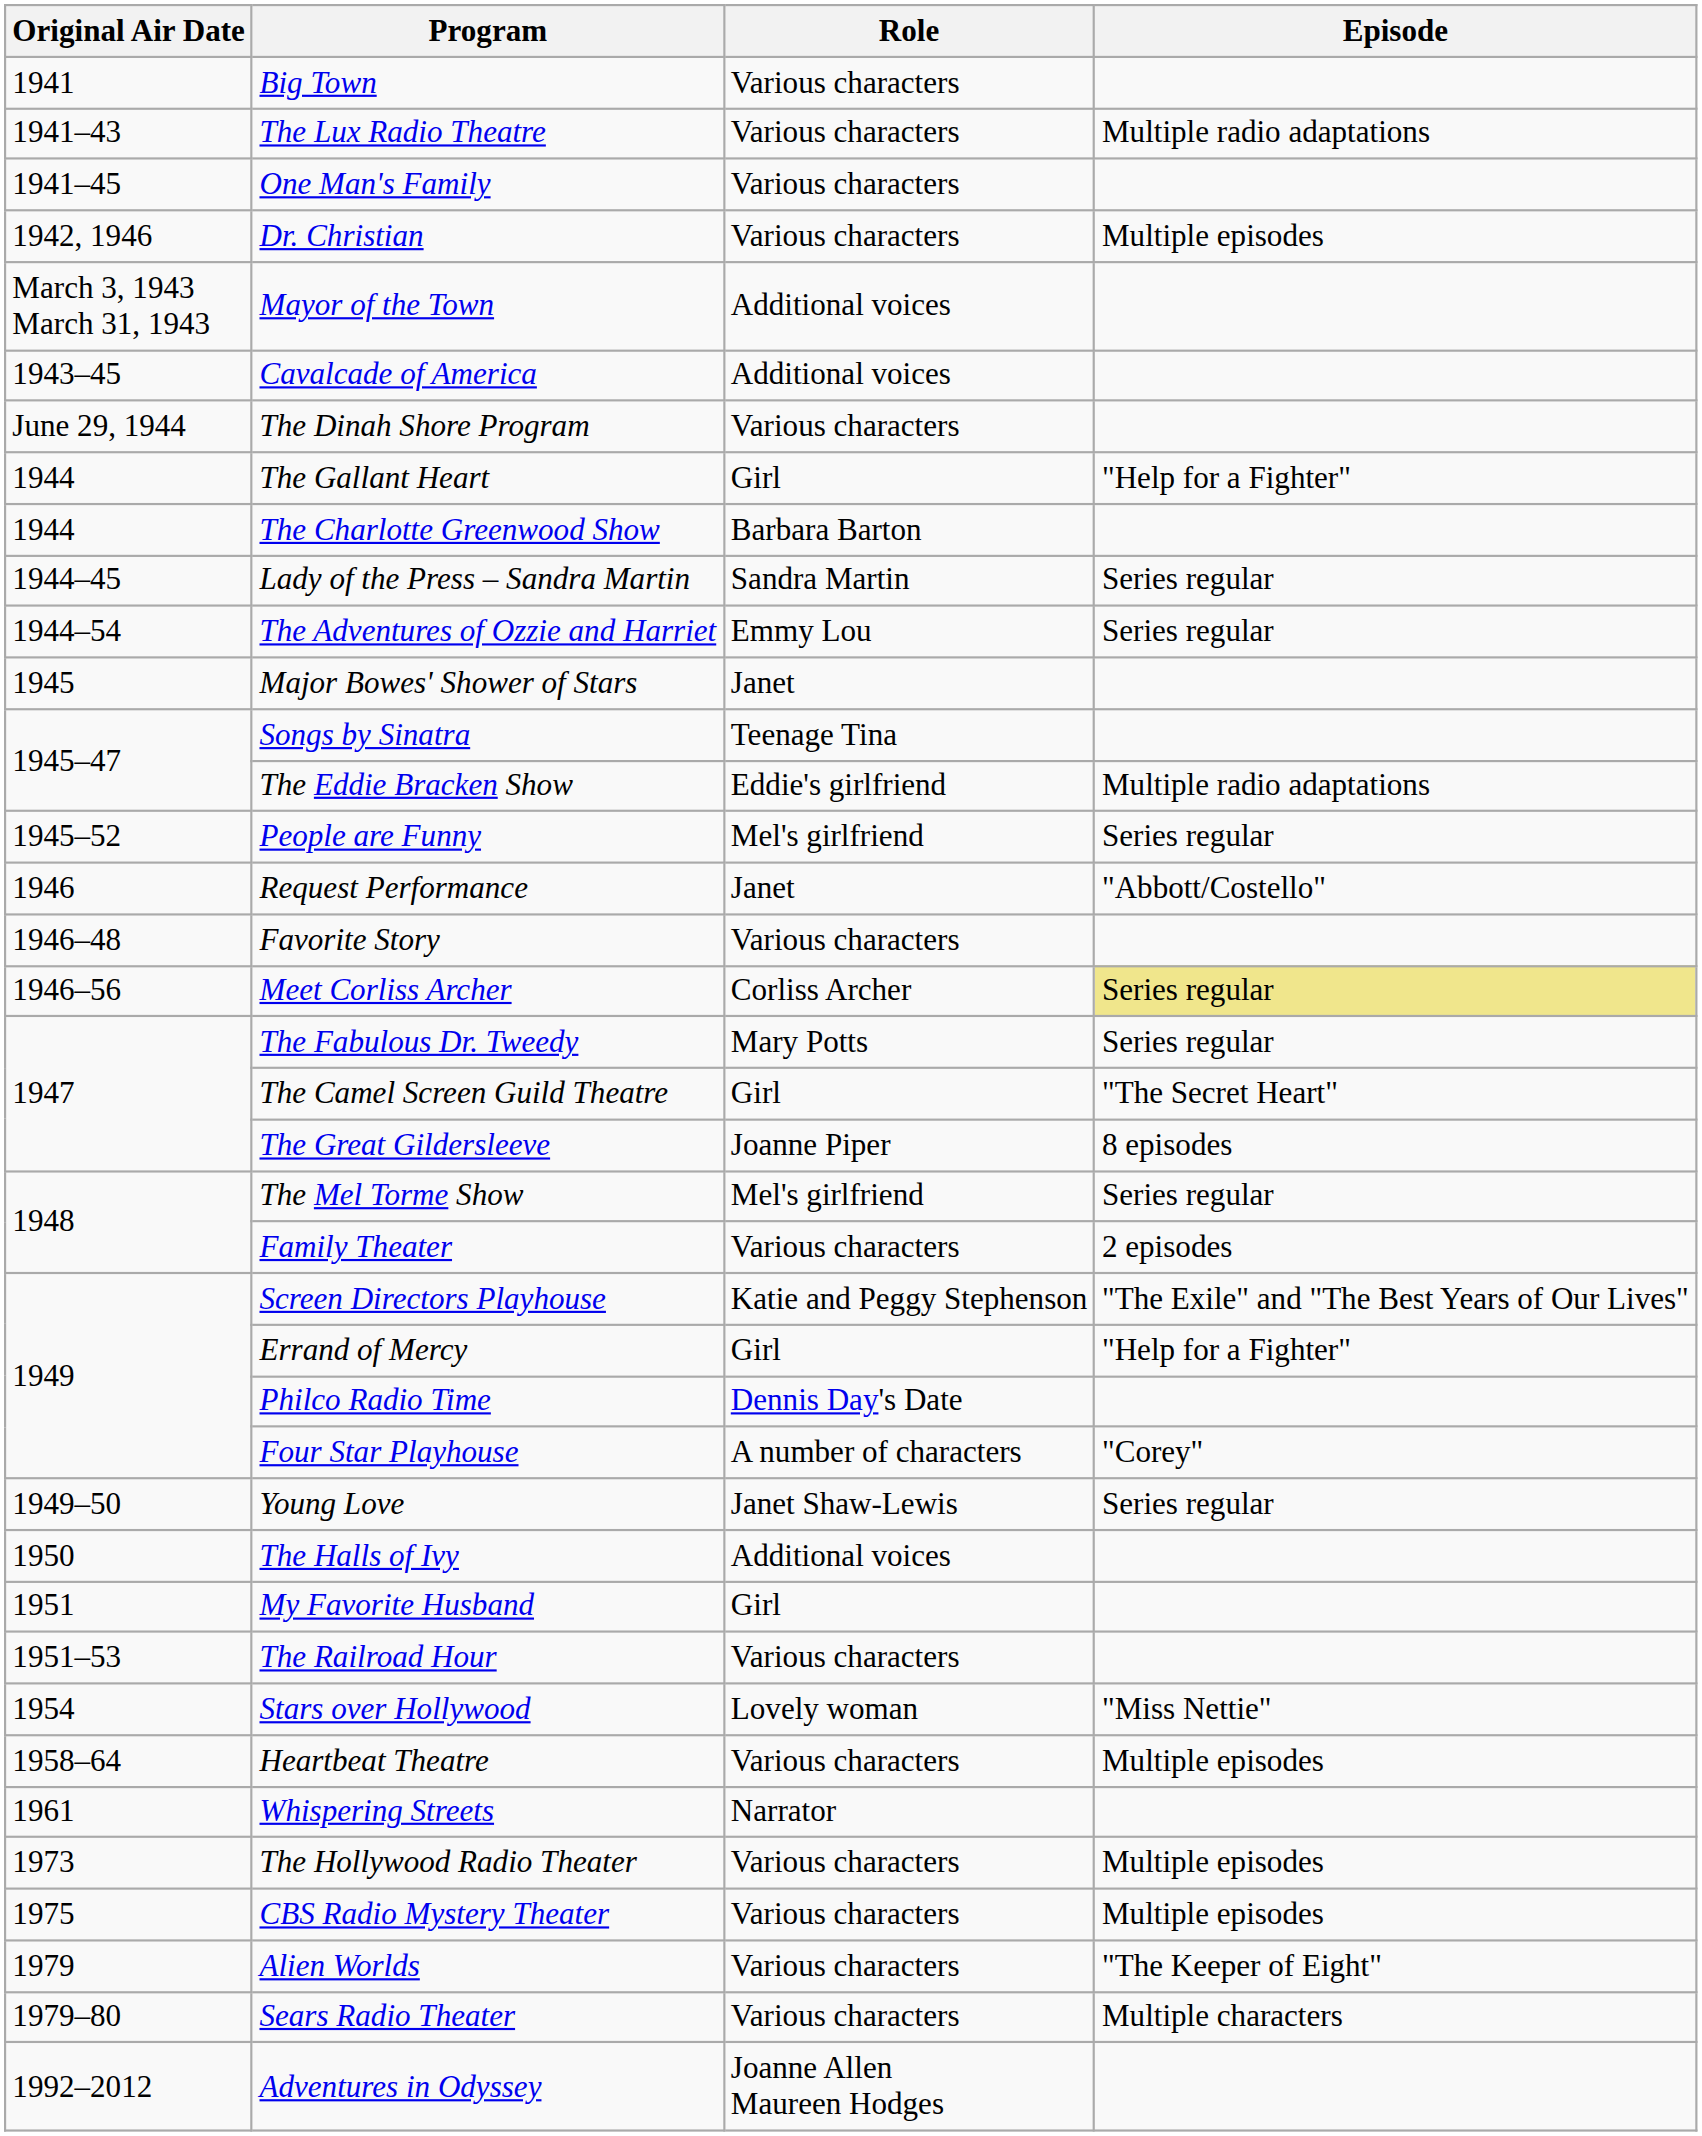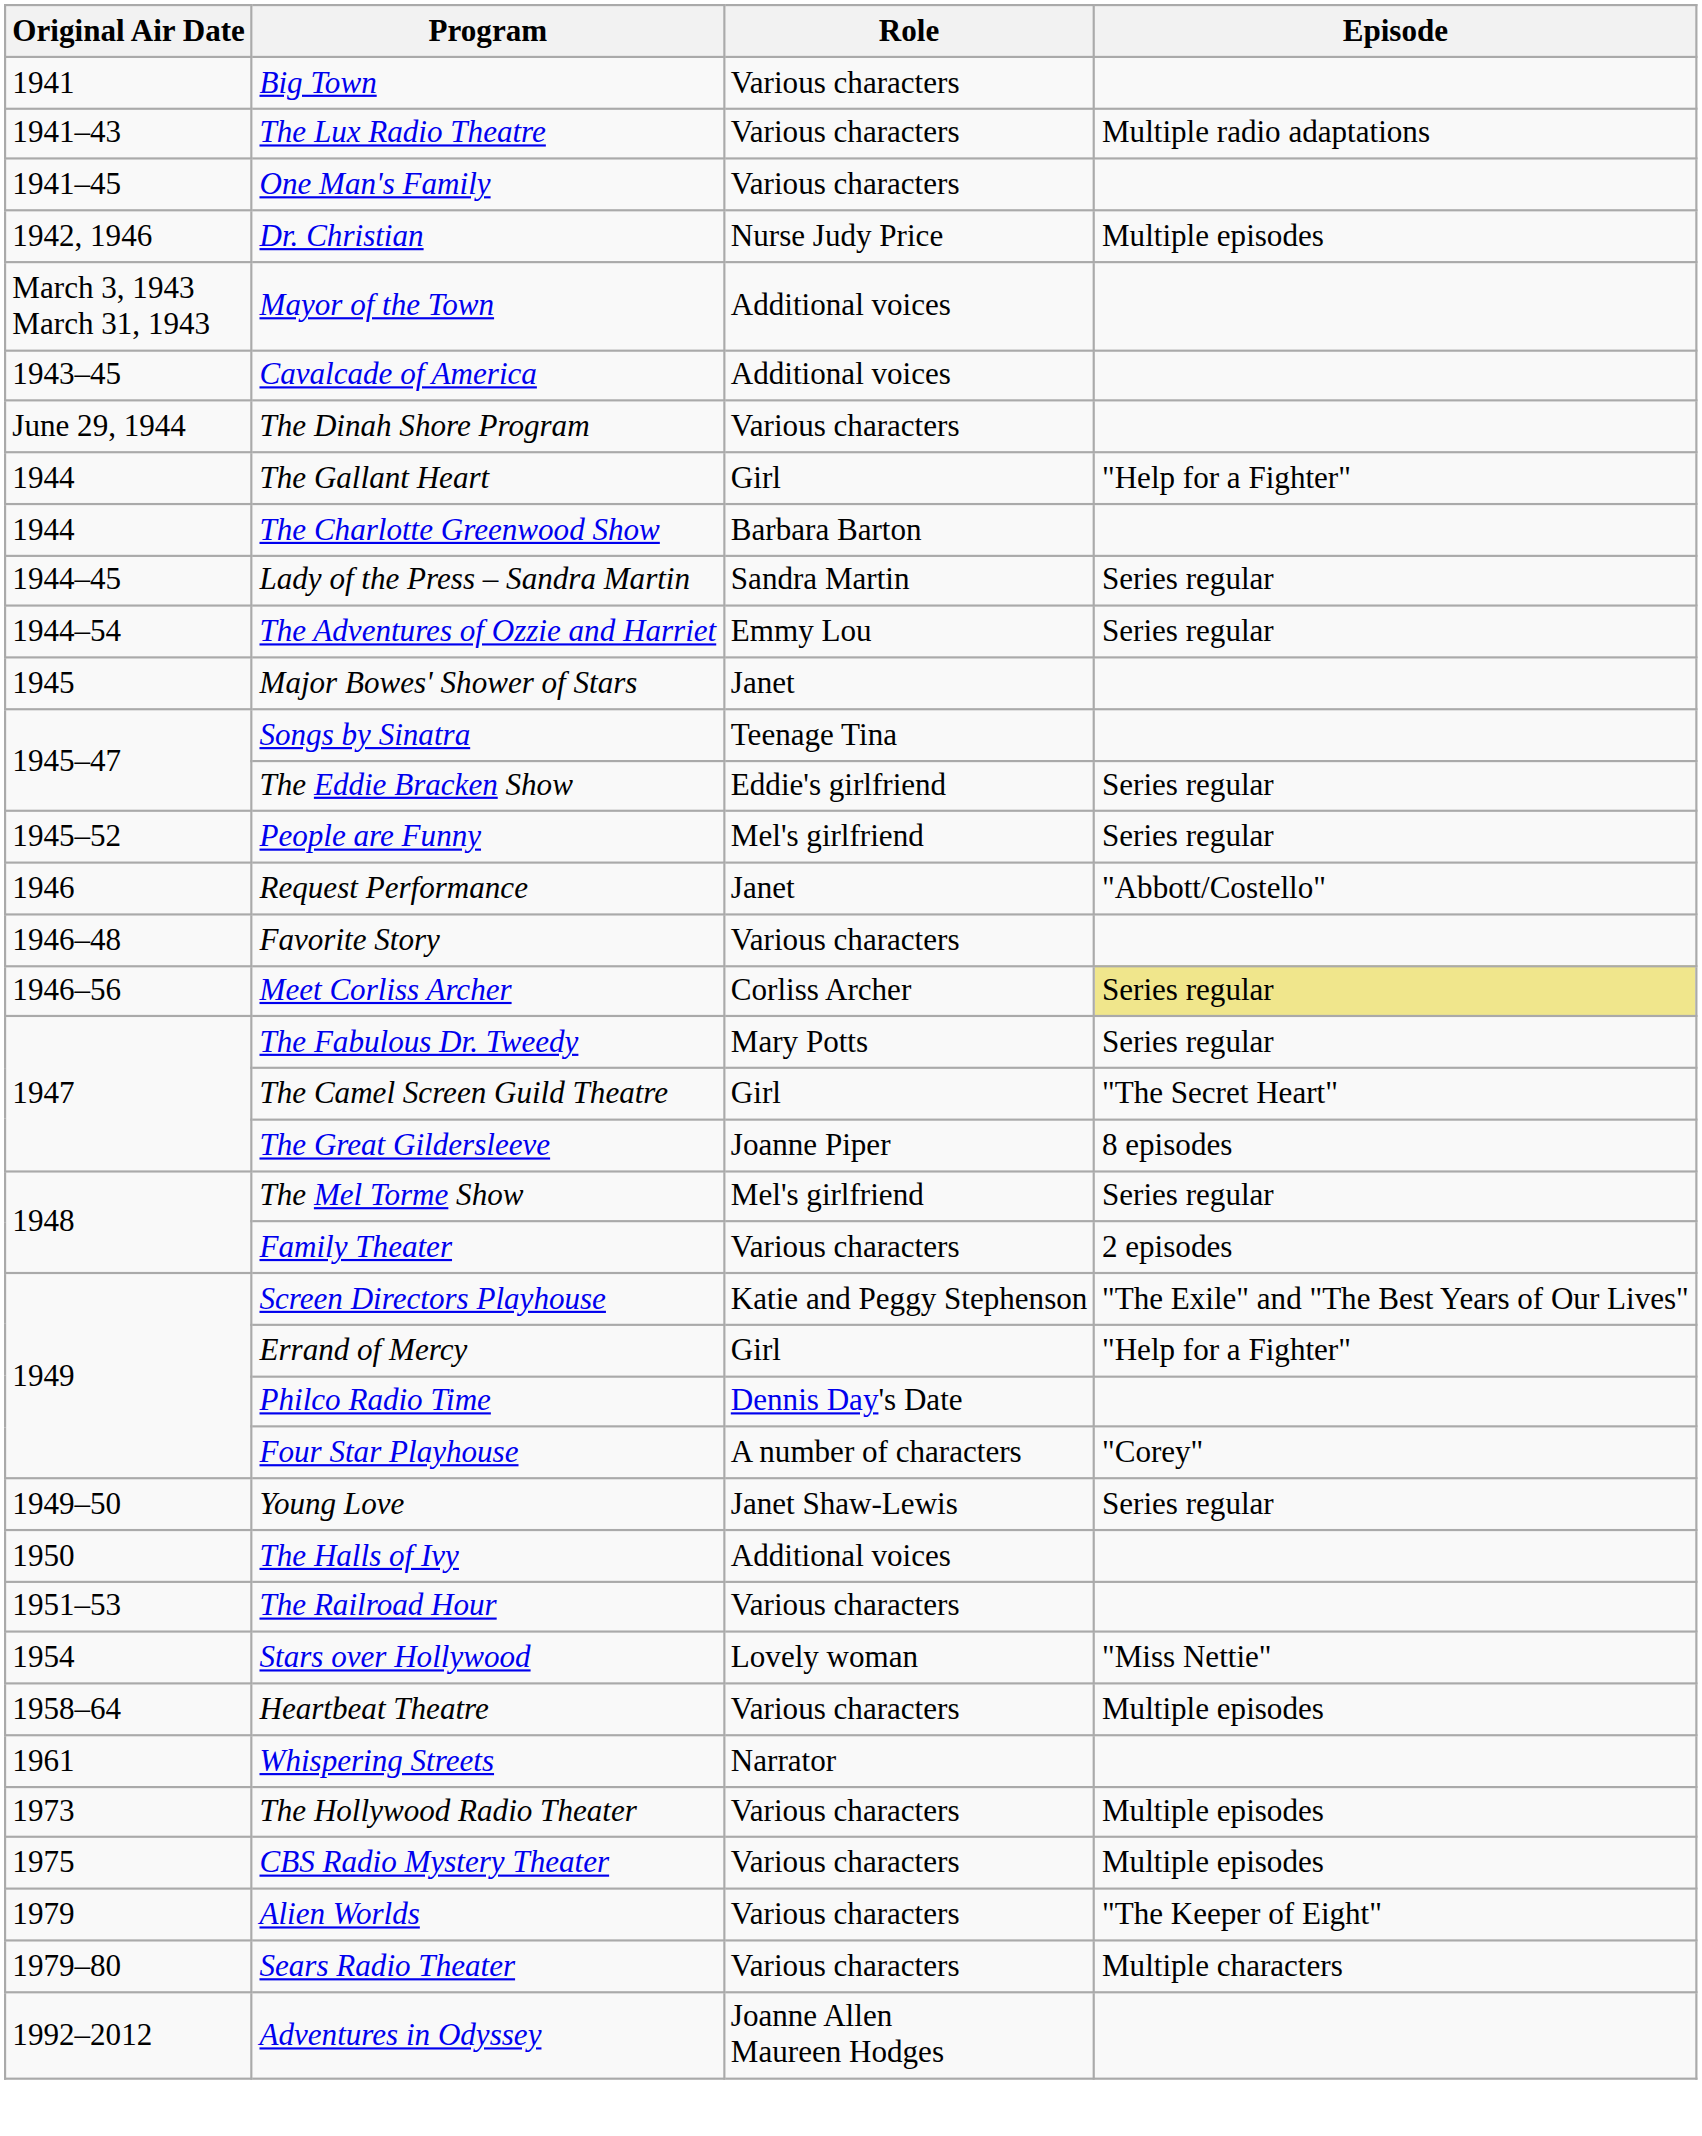(845, 235) Various characters -> (837, 235) Nurse Judy Price
(1266, 785) Multiple radio adaptations -> (1188, 785) Series regular
- row: (397, 1606)
